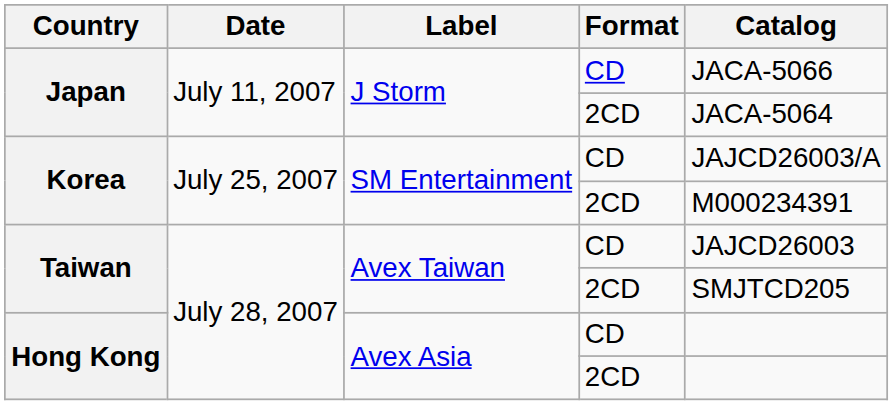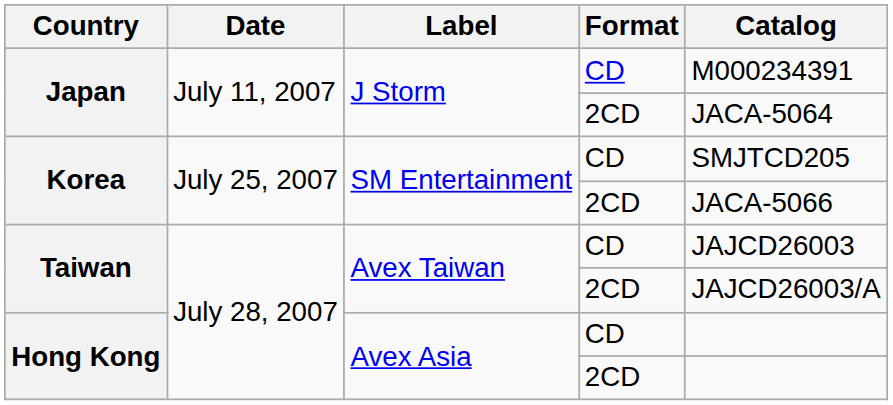(762, 70) JACA-5066 -> (772, 70) M000234391
(786, 158) JAJCD26003/A -> (771, 158) SMJTCD205
(772, 202) M000234391 -> (762, 202) JACA-5066
(771, 289) SMJTCD205 -> (786, 289) JAJCD26003/A
